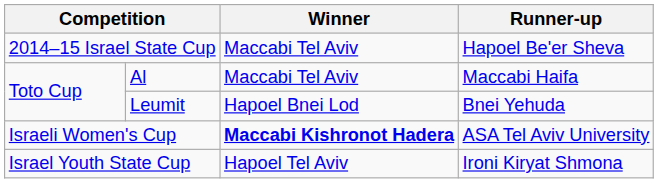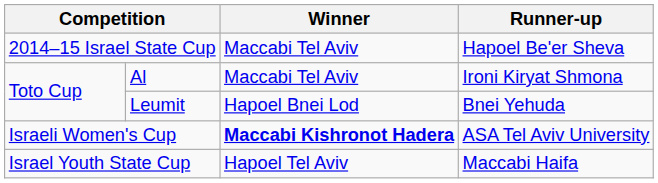(520, 76) Maccabi Haifa -> (543, 76) Ironi Kiryat Shmona
(543, 163) Ironi Kiryat Shmona -> (520, 163) Maccabi Haifa
